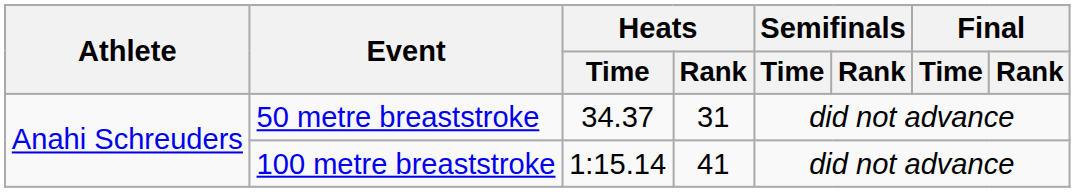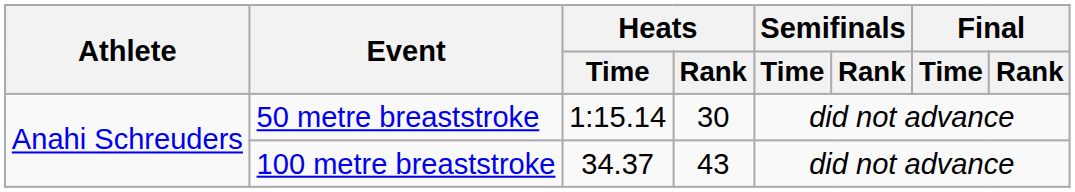(618, 118) 34.37 -> (618, 118) 1:15.14
(713, 118) 31 -> (713, 118) 30
(618, 164) 1:15.14 -> (618, 164) 34.37
(713, 164) 41 -> (713, 164) 43
